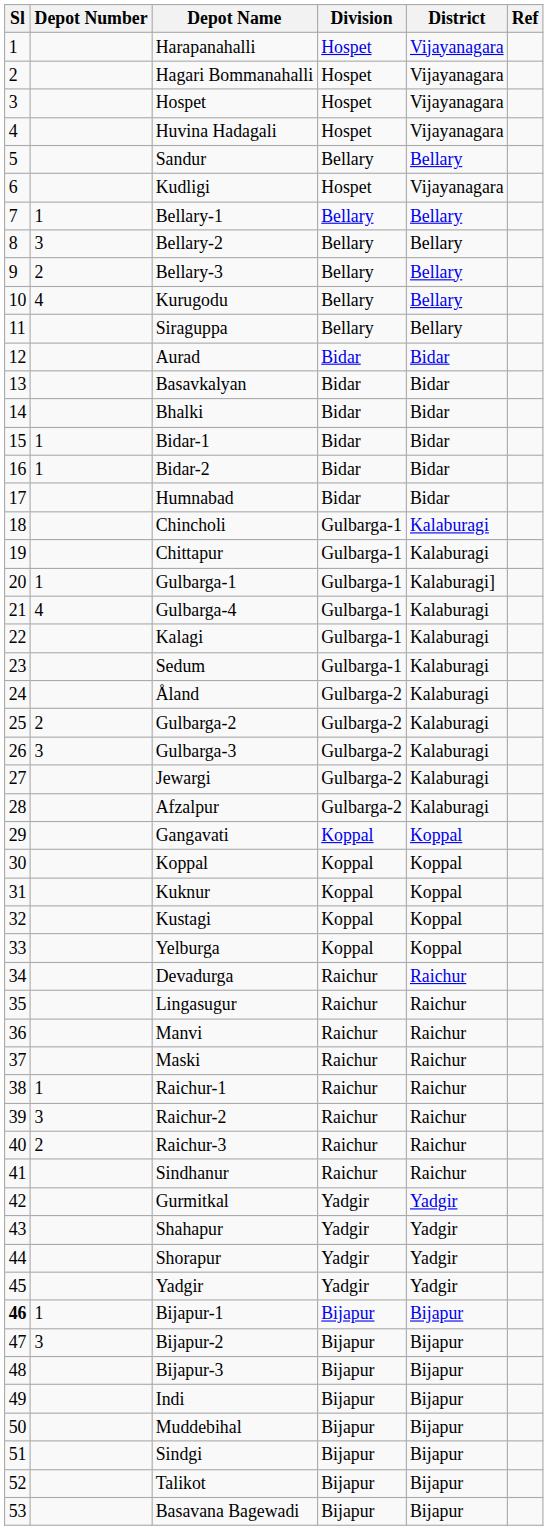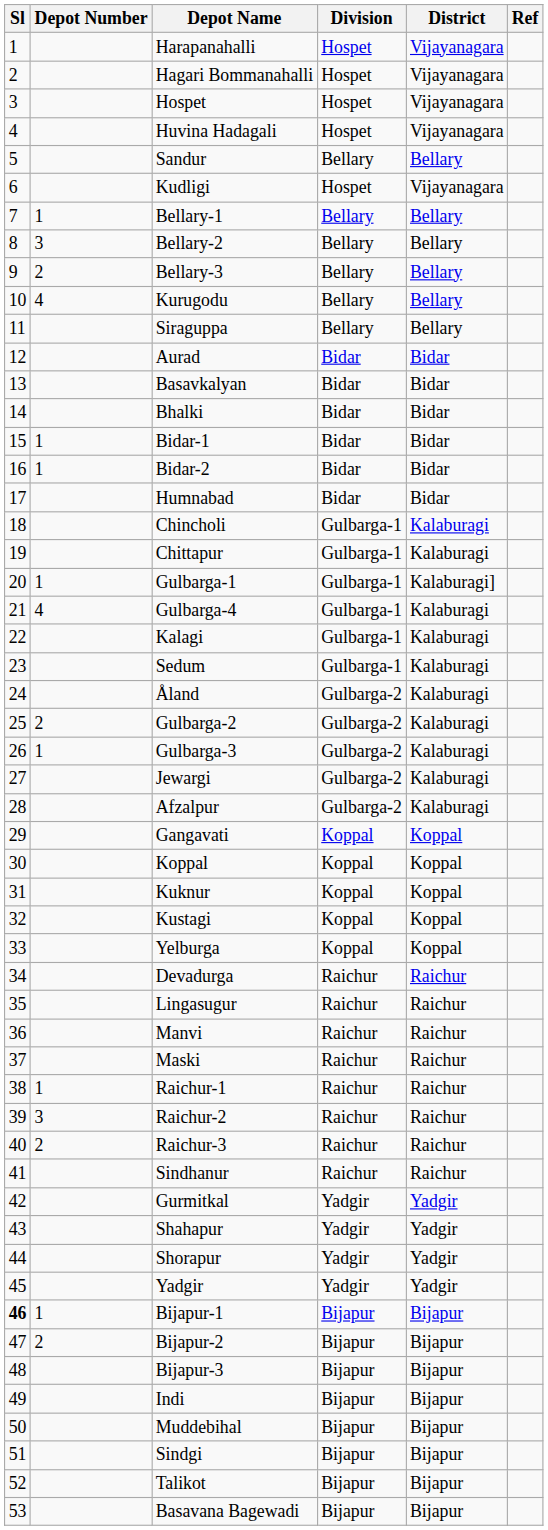(39, 750) 3 -> (39, 750) 1
(39, 1342) 3 -> (39, 1342) 2
